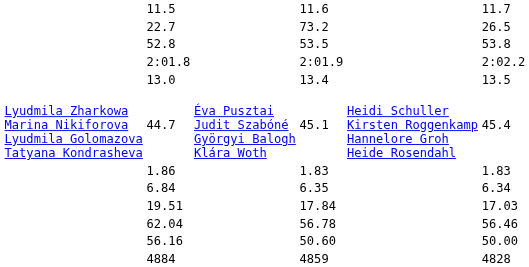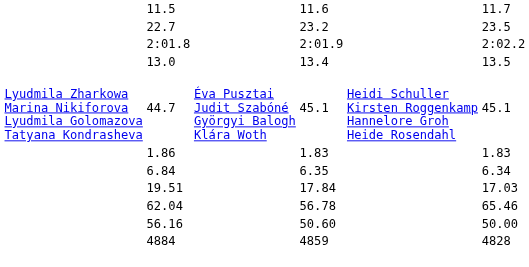(314, 26) 73.2 -> (314, 26) 23.2
(496, 26) 26.5 -> (496, 26) 23.5
- row: (161, 44)
(496, 125) 45.4 -> (496, 107) 45.1
(500, 224) 56.46 -> (500, 206) 65.46
